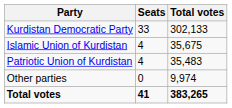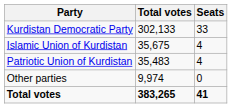columns swapped: (197, 13) <-> (152, 13)
